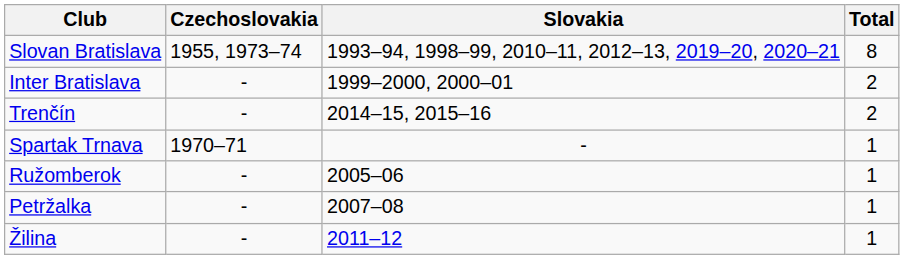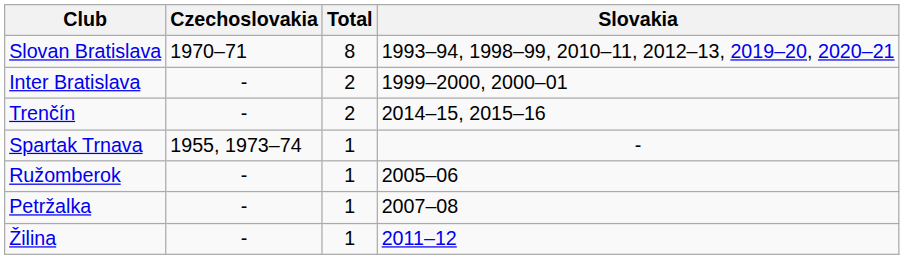columns swapped: (583, 20) <-> (872, 20)
(236, 51) 1955, 1973–74 -> (209, 51) 1970–71
(209, 144) 1970–71 -> (236, 144) 1955, 1973–74
